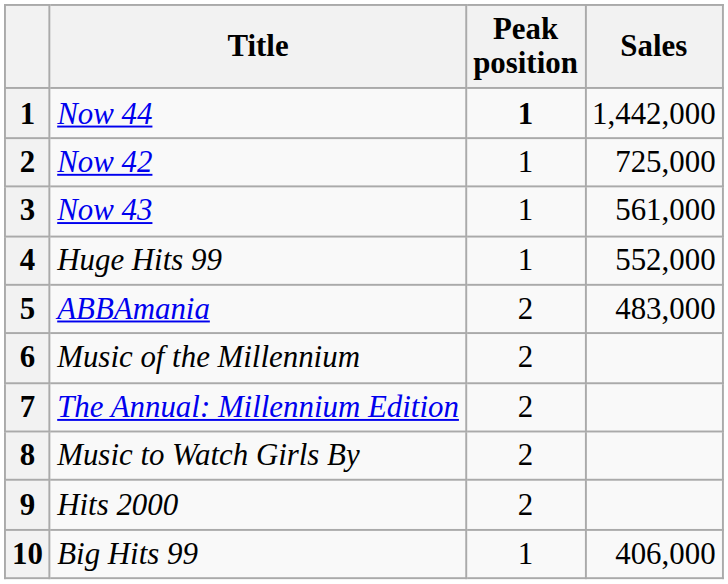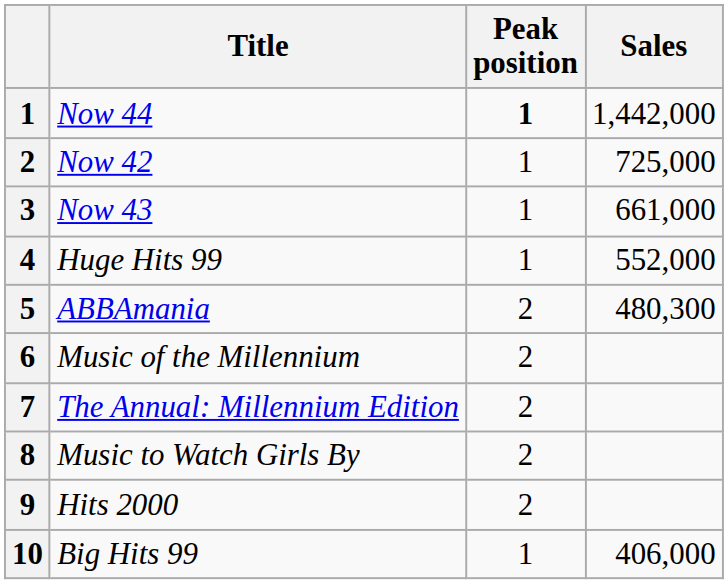(665, 210) 561,000 -> (665, 210) 661,000
(665, 308) 483,000 -> (665, 308) 480,300
